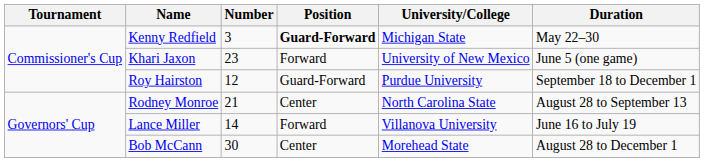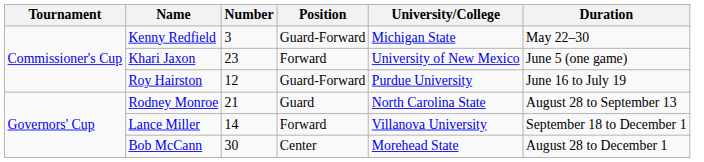(328, 37) bold -> (323, 37) normal
(616, 80) September 18 to December 1 -> (576, 80) June 16 to July 19
(298, 102) Center -> (297, 102) Guard
(586, 124) June 16 to July 19 -> (606, 124) September 18 to December 1
